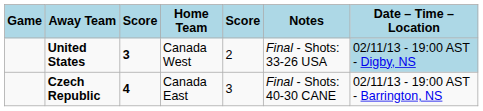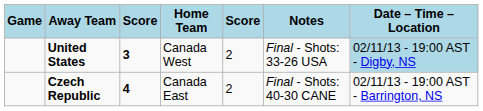(229, 89) 3 -> (229, 89) 2
